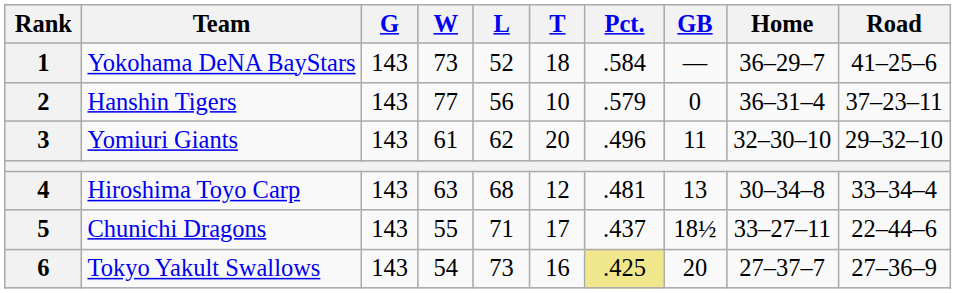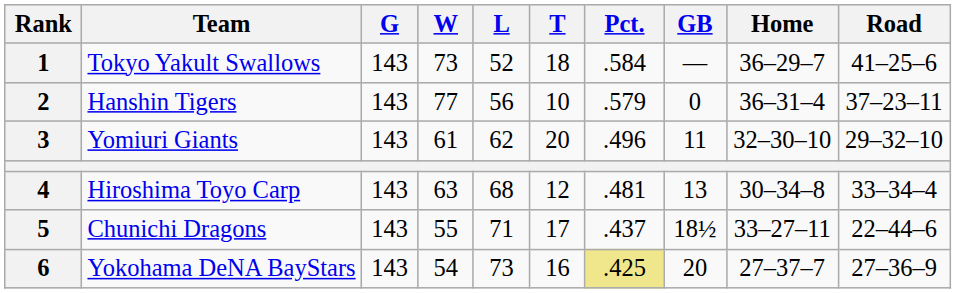(222, 62) Yokohama DeNA BayStars -> (204, 62) Tokyo Yakult Swallows
(204, 268) Tokyo Yakult Swallows -> (222, 268) Yokohama DeNA BayStars
